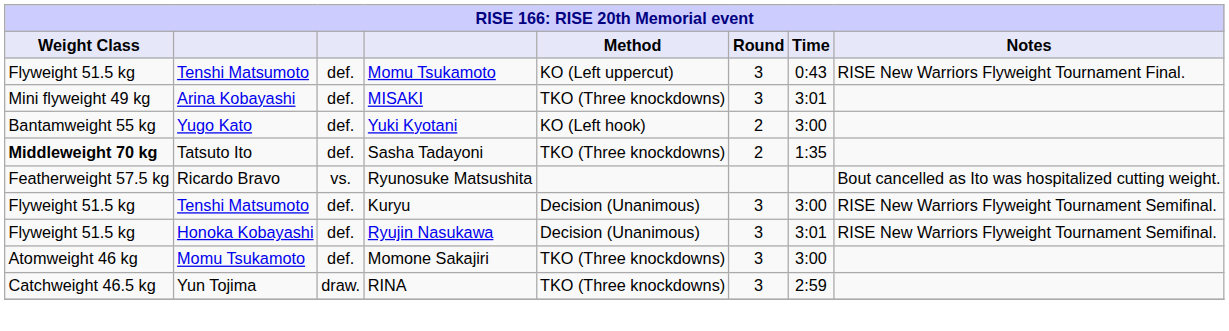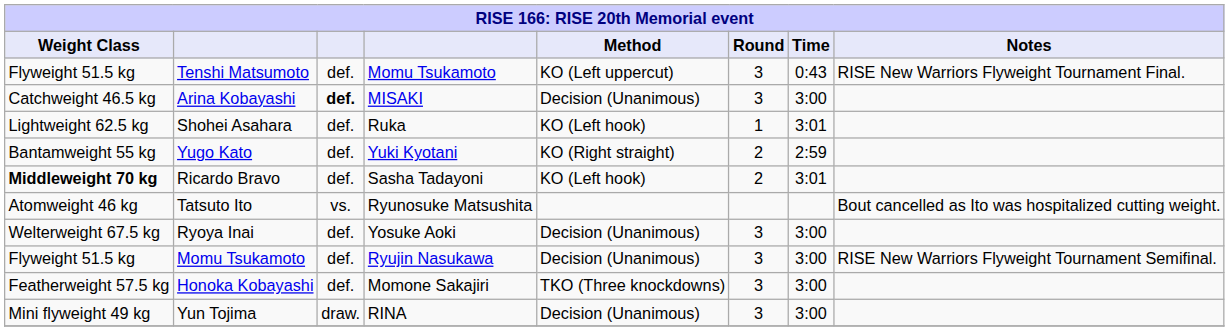(79, 98) Mini flyweight 49 kg -> (82, 98) Catchweight 46.5 kg
(341, 98) normal -> (341, 98) bold
(633, 98) TKO (Three knockdowns) -> (620, 98) Decision (Unanimous)
(811, 98) 3:01 -> (811, 98) 3:00
+ row: (387, 125)
(593, 125) KO (Left hook) -> (607, 152) KO (Right straight)
(811, 125) 3:00 -> (811, 152) 2:59
(215, 152) Tatsuto Ito -> (229, 179) Ricardo Bravo
(633, 152) TKO (Three knockdowns) -> (593, 179) KO (Left hook)
(811, 152) 1:35 -> (811, 179) 3:01
(89, 179) Featherweight 57.5 kg -> (73, 205) Atomweight 46 kg
(229, 179) Ricardo Bravo -> (215, 205) Tatsuto Ito
+ row: (412, 232)
- row: (389, 205)
(245, 232) Honoka Kobayashi -> (241, 259) Momu Tsukamoto
(811, 232) 3:01 -> (811, 259) 3:00
(73, 259) Atomweight 46 kg -> (89, 286) Featherweight 57.5 kg
(241, 259) Momu Tsukamoto -> (245, 286) Honoka Kobayashi
(82, 286) Catchweight 46.5 kg -> (79, 313) Mini flyweight 49 kg
(633, 286) TKO (Three knockdowns) -> (620, 313) Decision (Unanimous)
(811, 286) 2:59 -> (811, 313) 3:00
